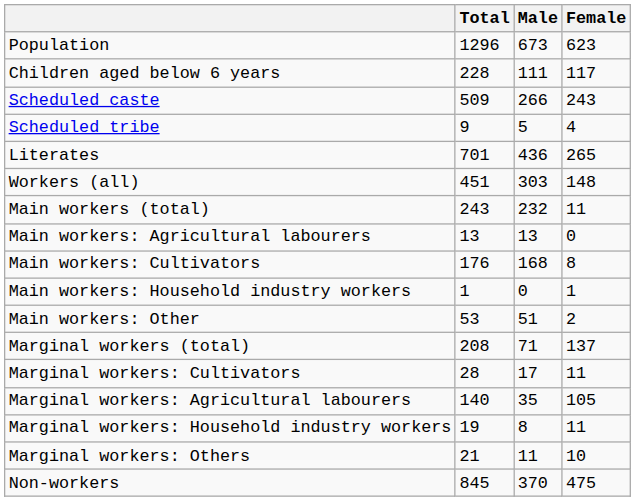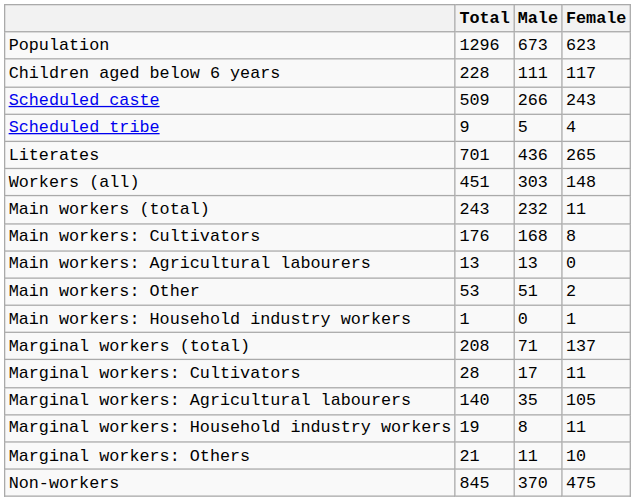rows swapped: (134, 264) <-> (190, 237)
rows swapped: (210, 292) <-> (104, 319)
